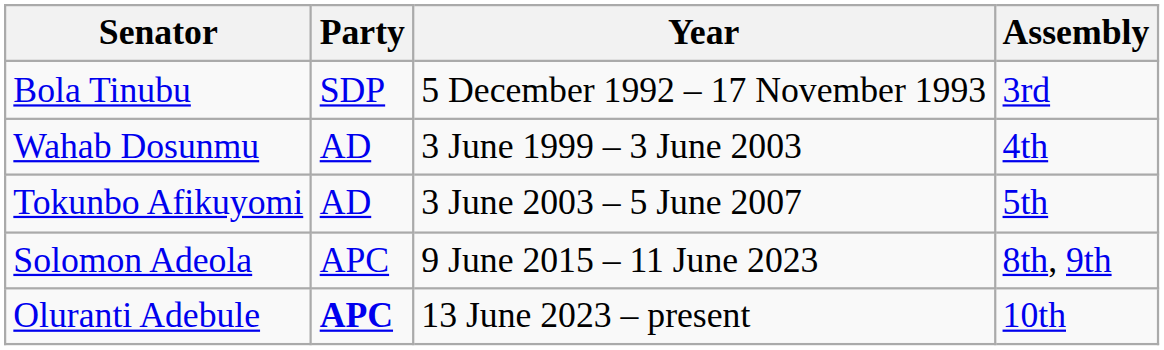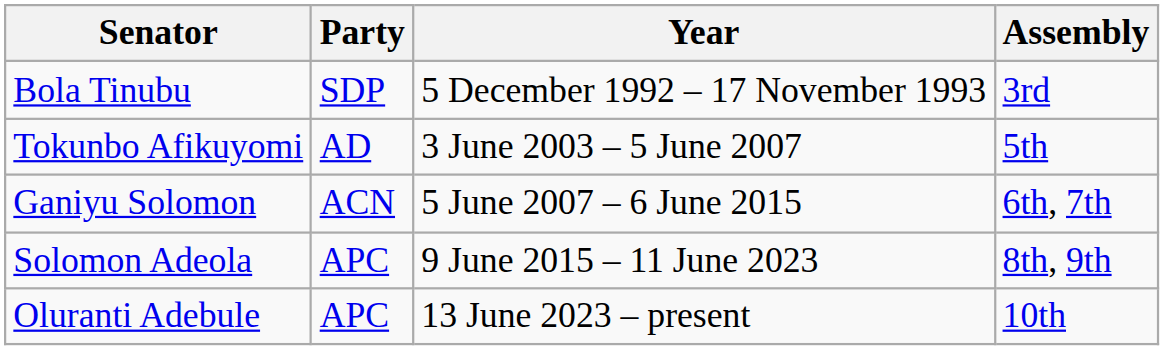- row: (136, 145)
+ row: (135, 202)
(356, 315) bold -> (354, 315) normal
